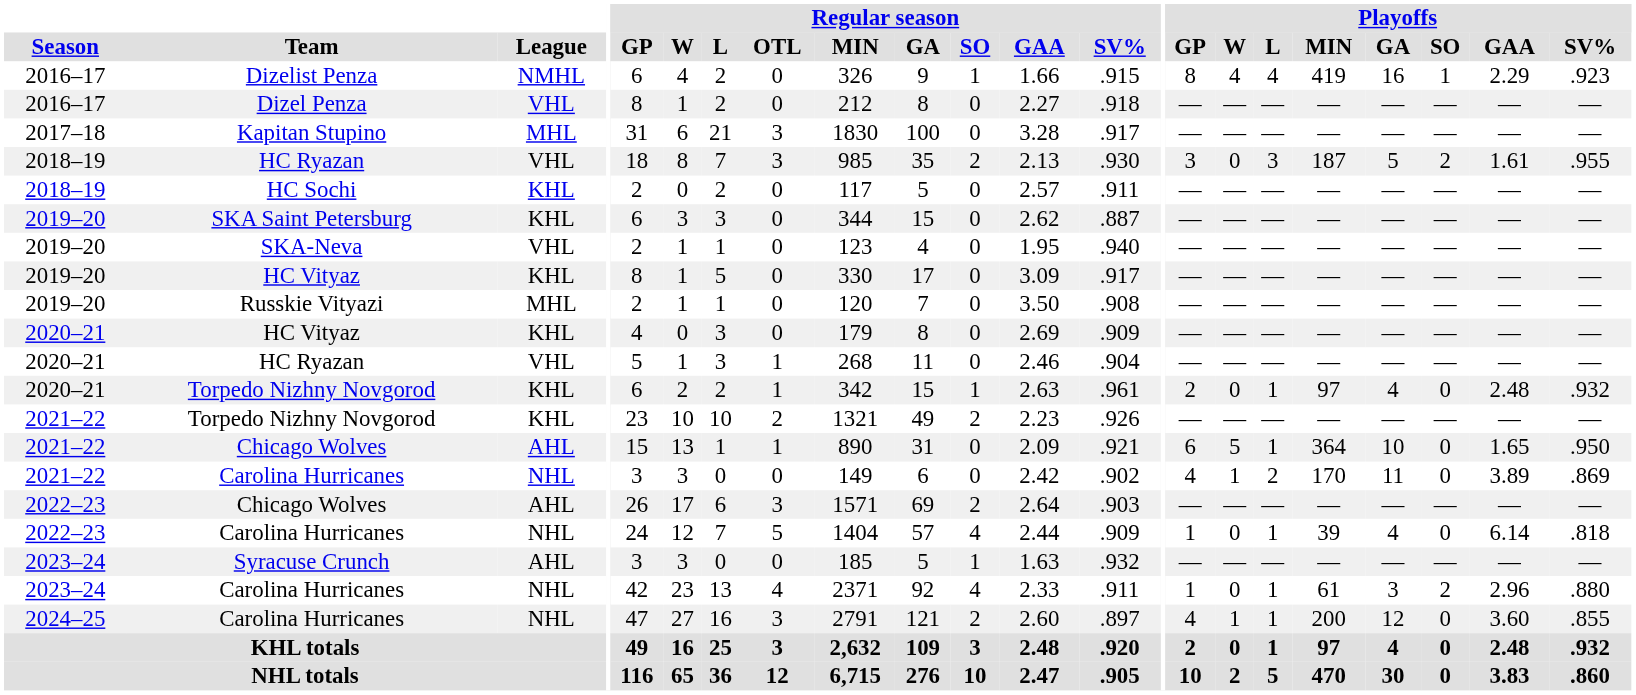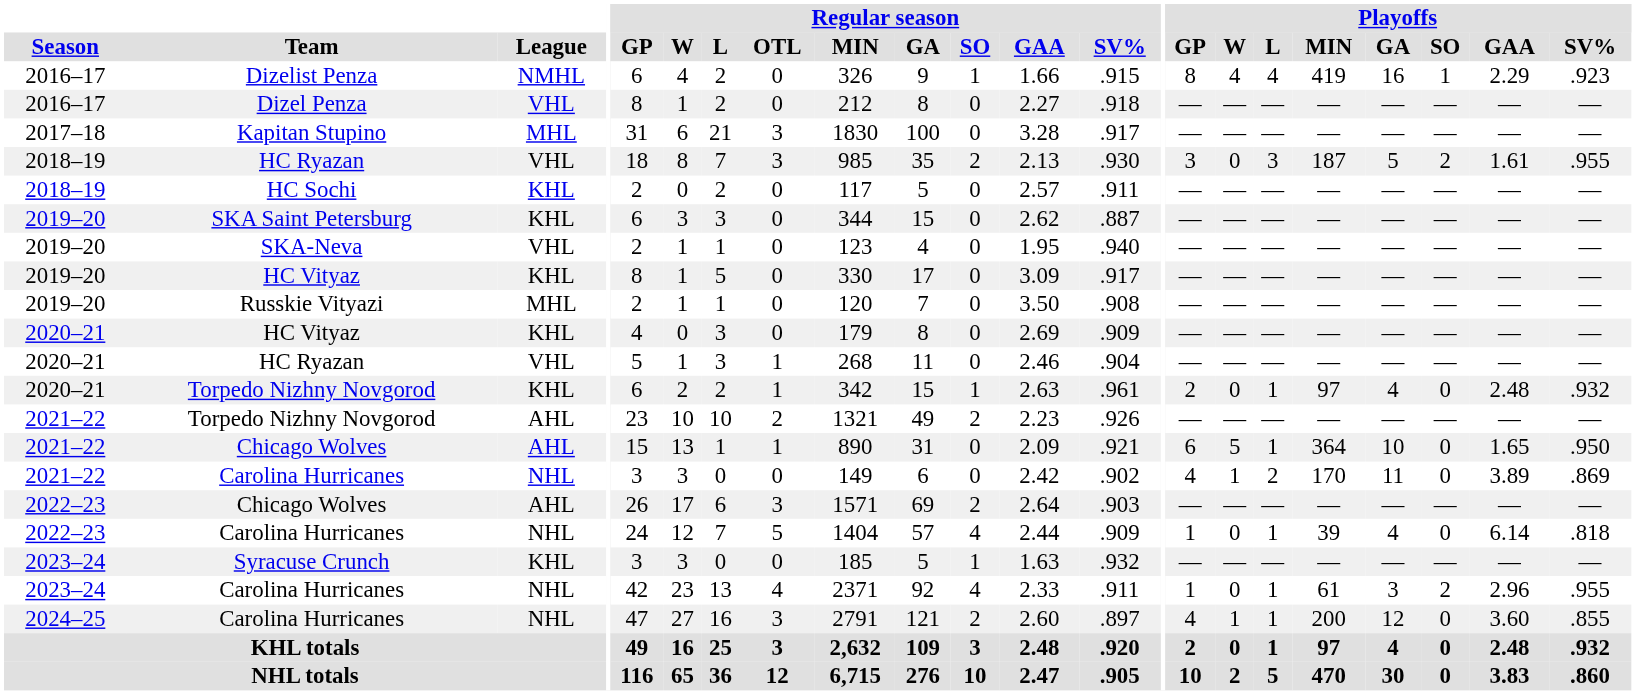(551, 418) KHL -> (551, 418) AHL
(551, 561) AHL -> (551, 561) KHL
(1590, 590) .880 -> (1590, 590) .955
